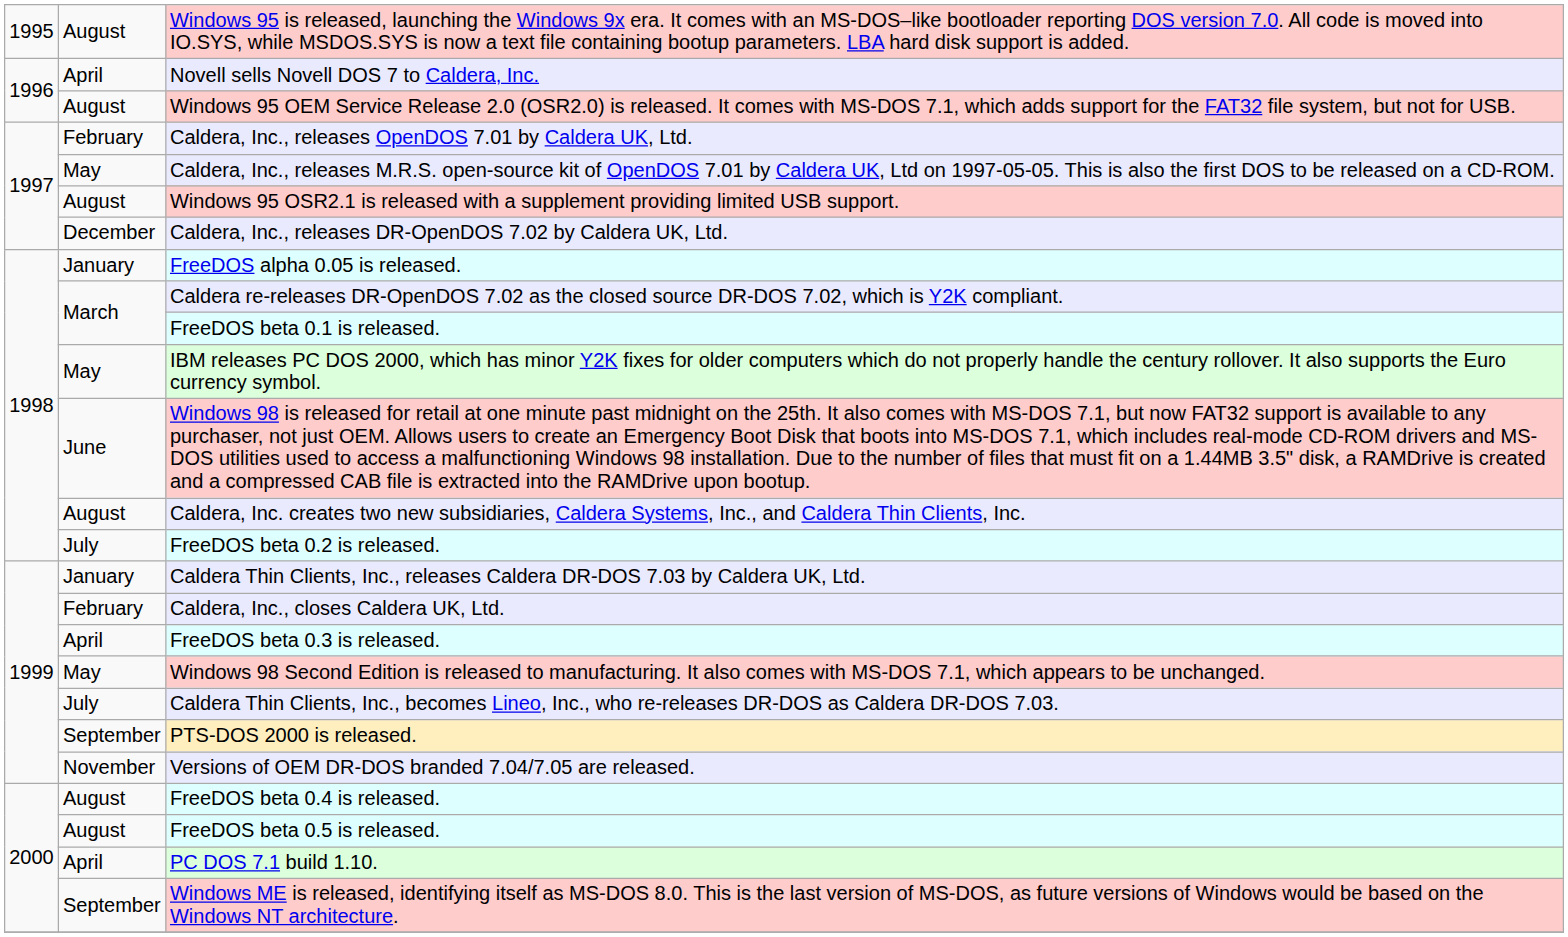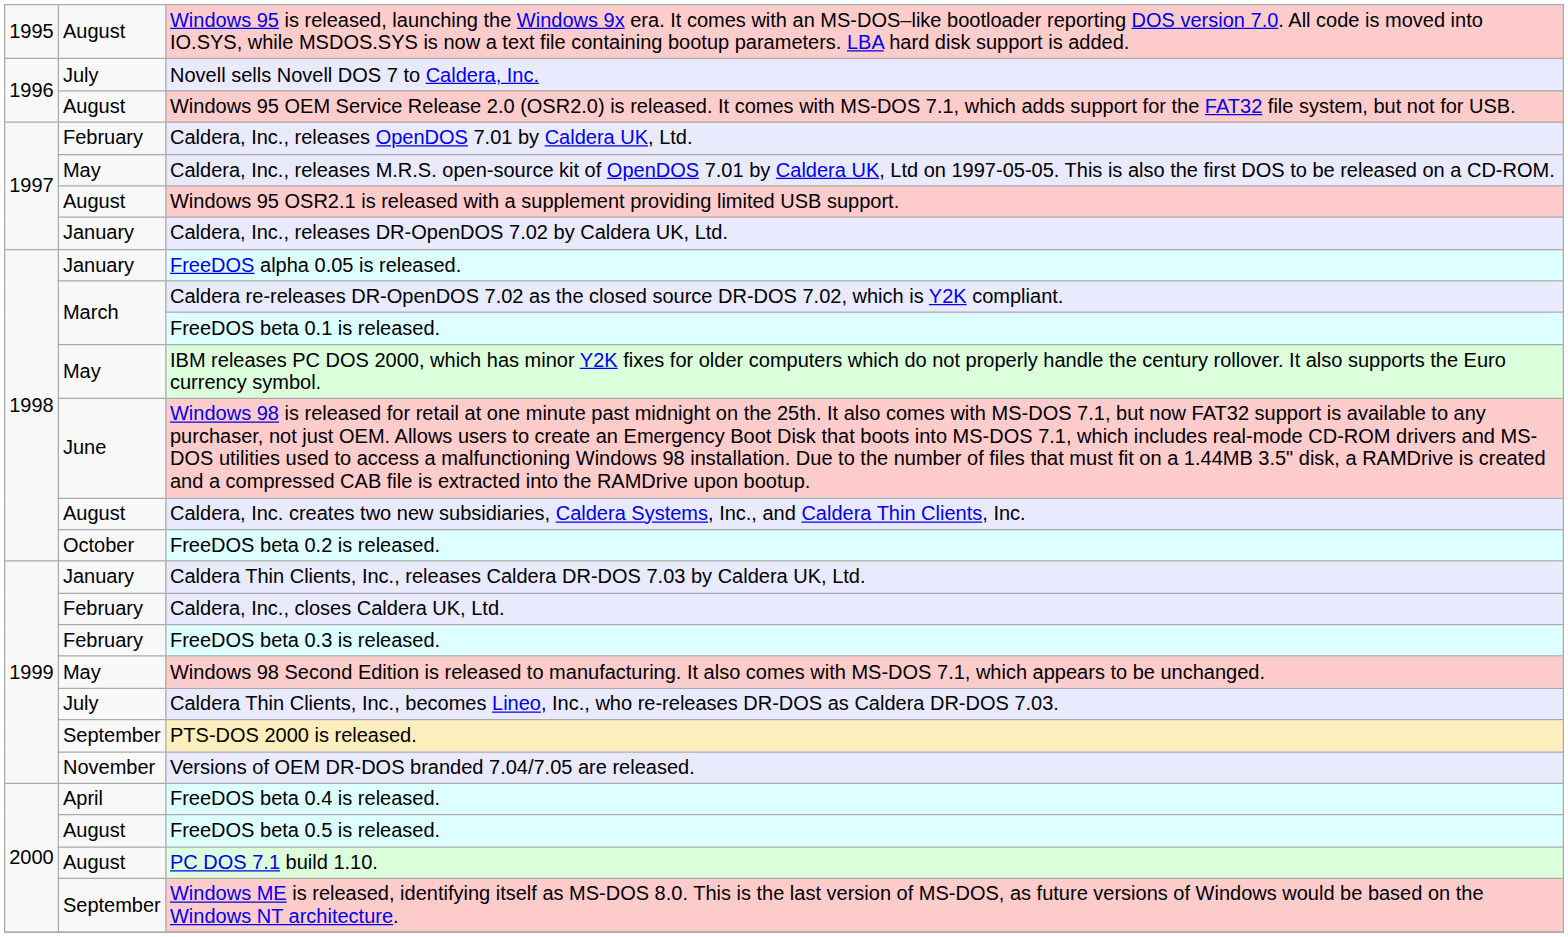(83, 74) April -> (81, 74) July
(109, 233) December -> (99, 233) January
(81, 545) July -> (99, 545) October
(83, 640) April -> (103, 640) February
(94, 798) August -> (83, 798) April
(83, 862) April -> (94, 862) August
